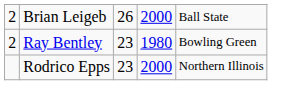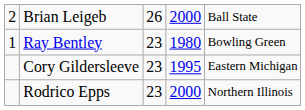(12, 42) 2 -> (12, 42) 1
+ row: (81, 67)
